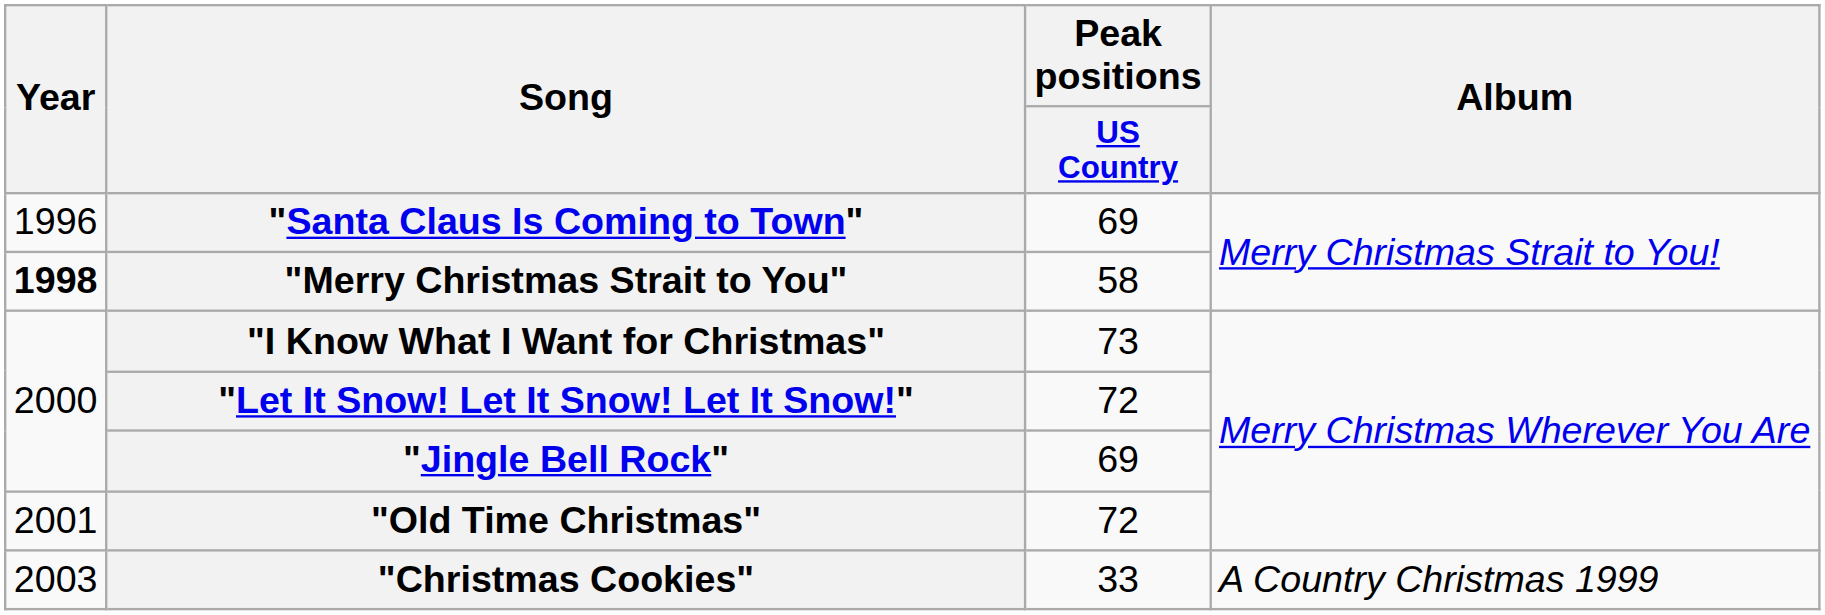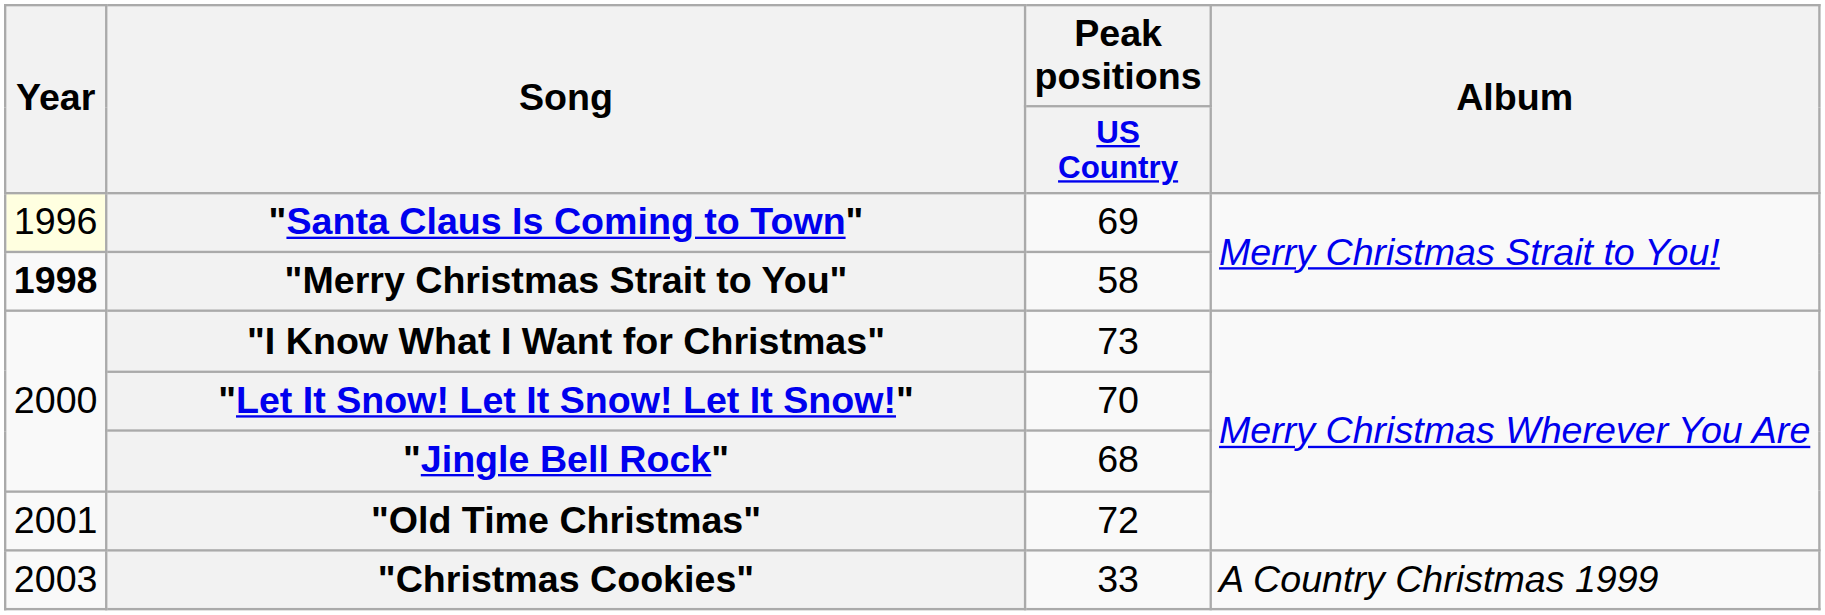(56, 221) no background -> (56, 221) lightyellow background
(1118, 400) 72 -> (1118, 400) 70
(1118, 460) 69 -> (1118, 460) 68
